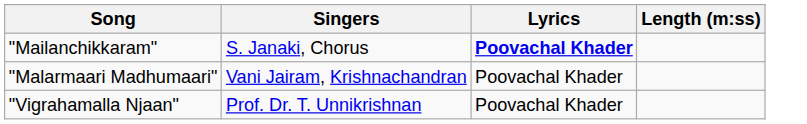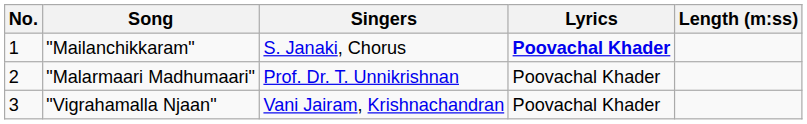+ column: (23, 19)
(346, 76) Vani Jairam, Krishnachandran -> (361, 76) Prof. Dr. T. Unnikrishnan
(324, 105) Prof. Dr. T. Unnikrishnan -> (384, 105) Vani Jairam, Krishnachandran
